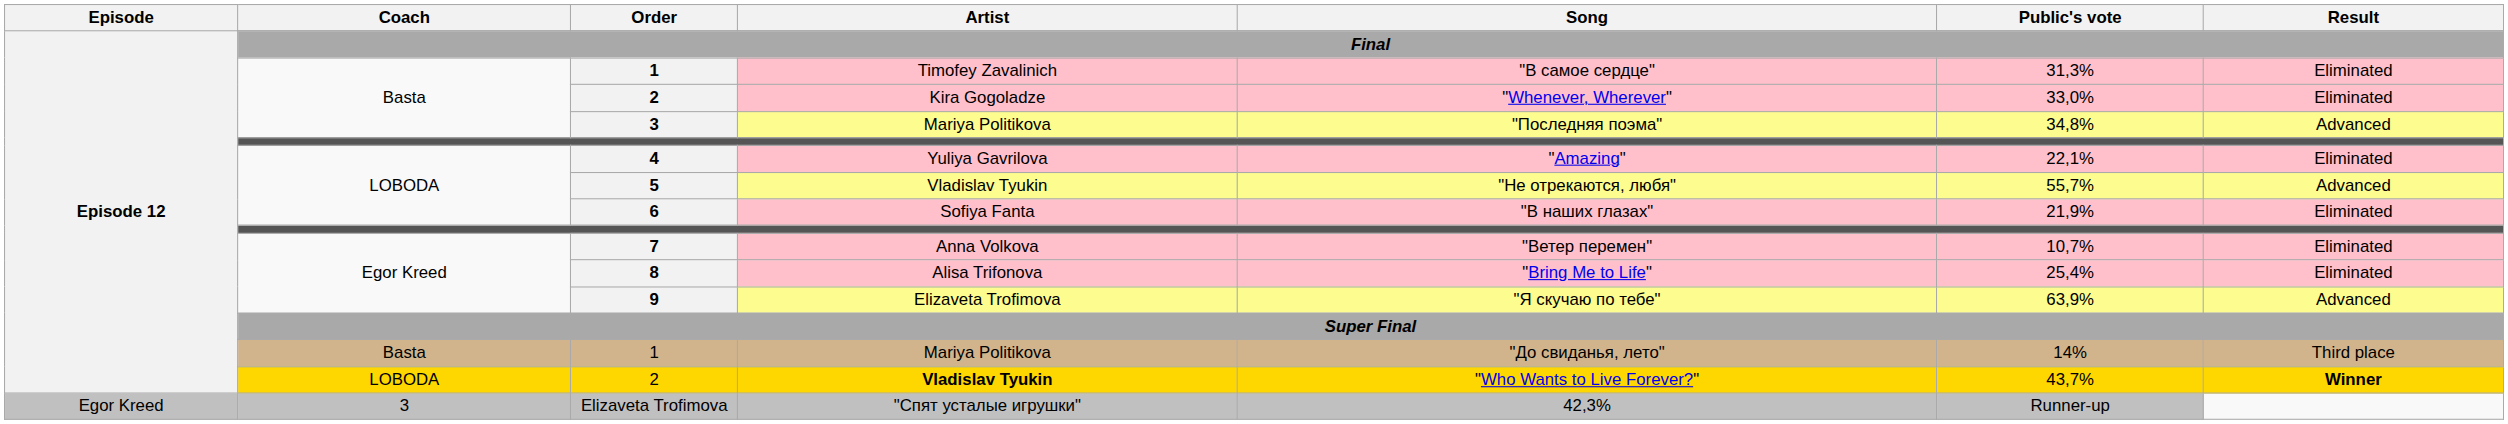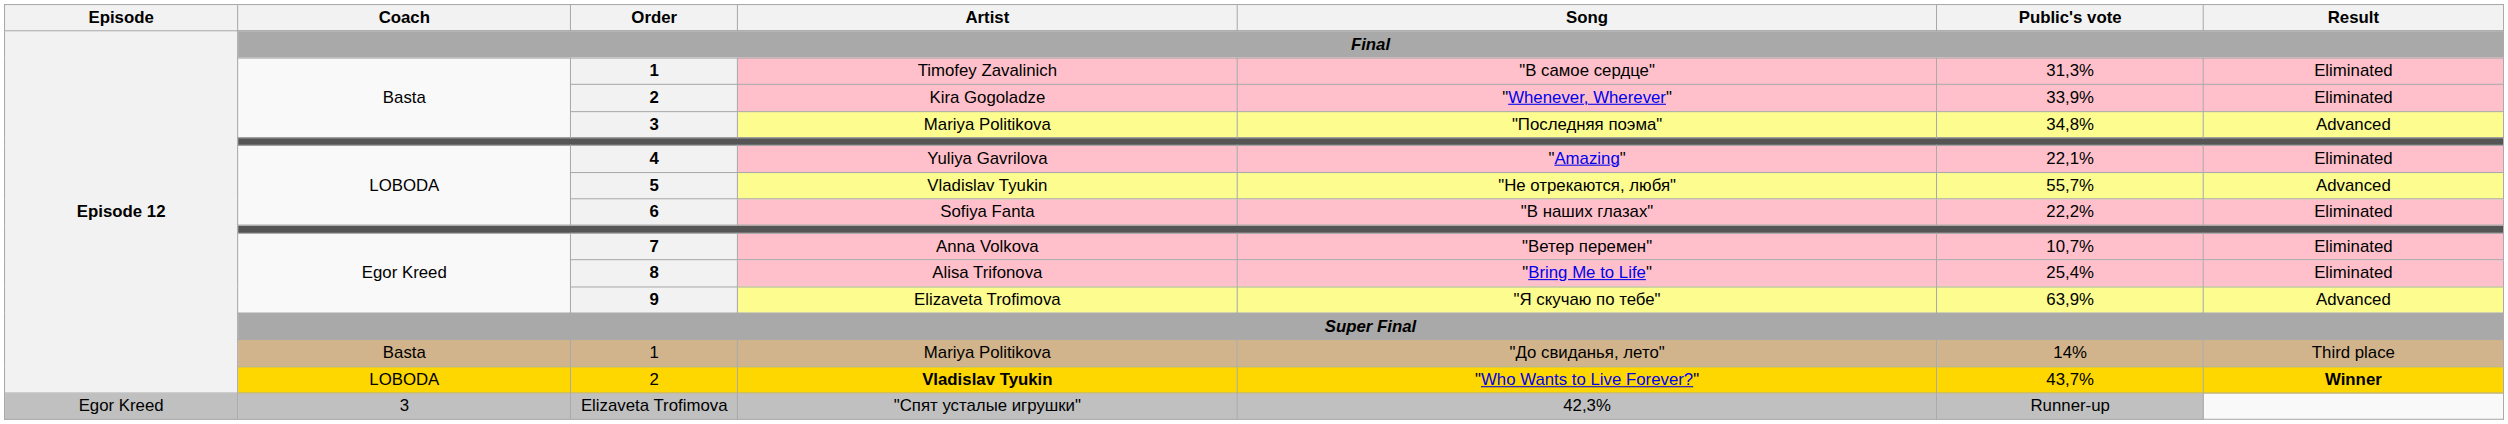(2070, 97) 33,0% -> (2070, 97) 33,9%
(2070, 212) 21,9% -> (2070, 212) 22,2%
